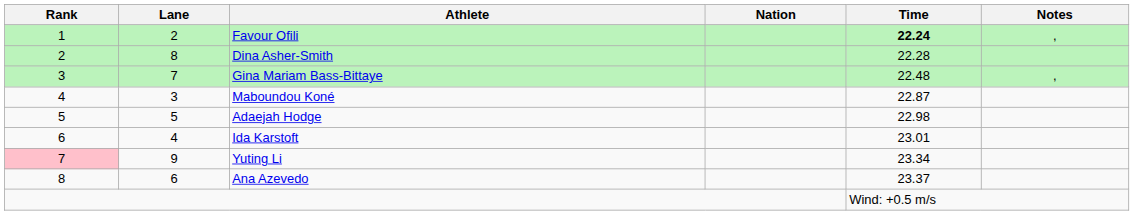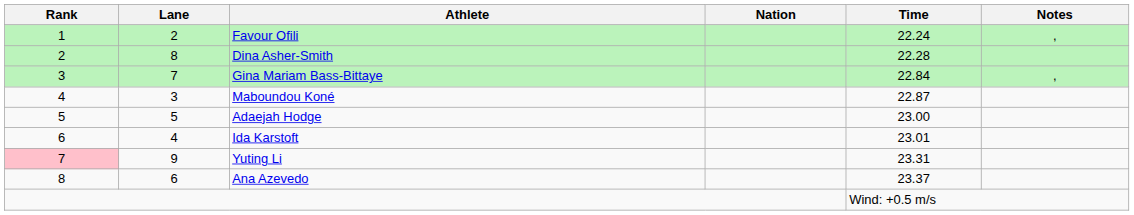(914, 35) bold -> (914, 35) normal
(914, 76) 22.48 -> (914, 76) 22.84
(914, 117) 22.98 -> (914, 117) 23.00
(914, 158) 23.34 -> (914, 158) 23.31
